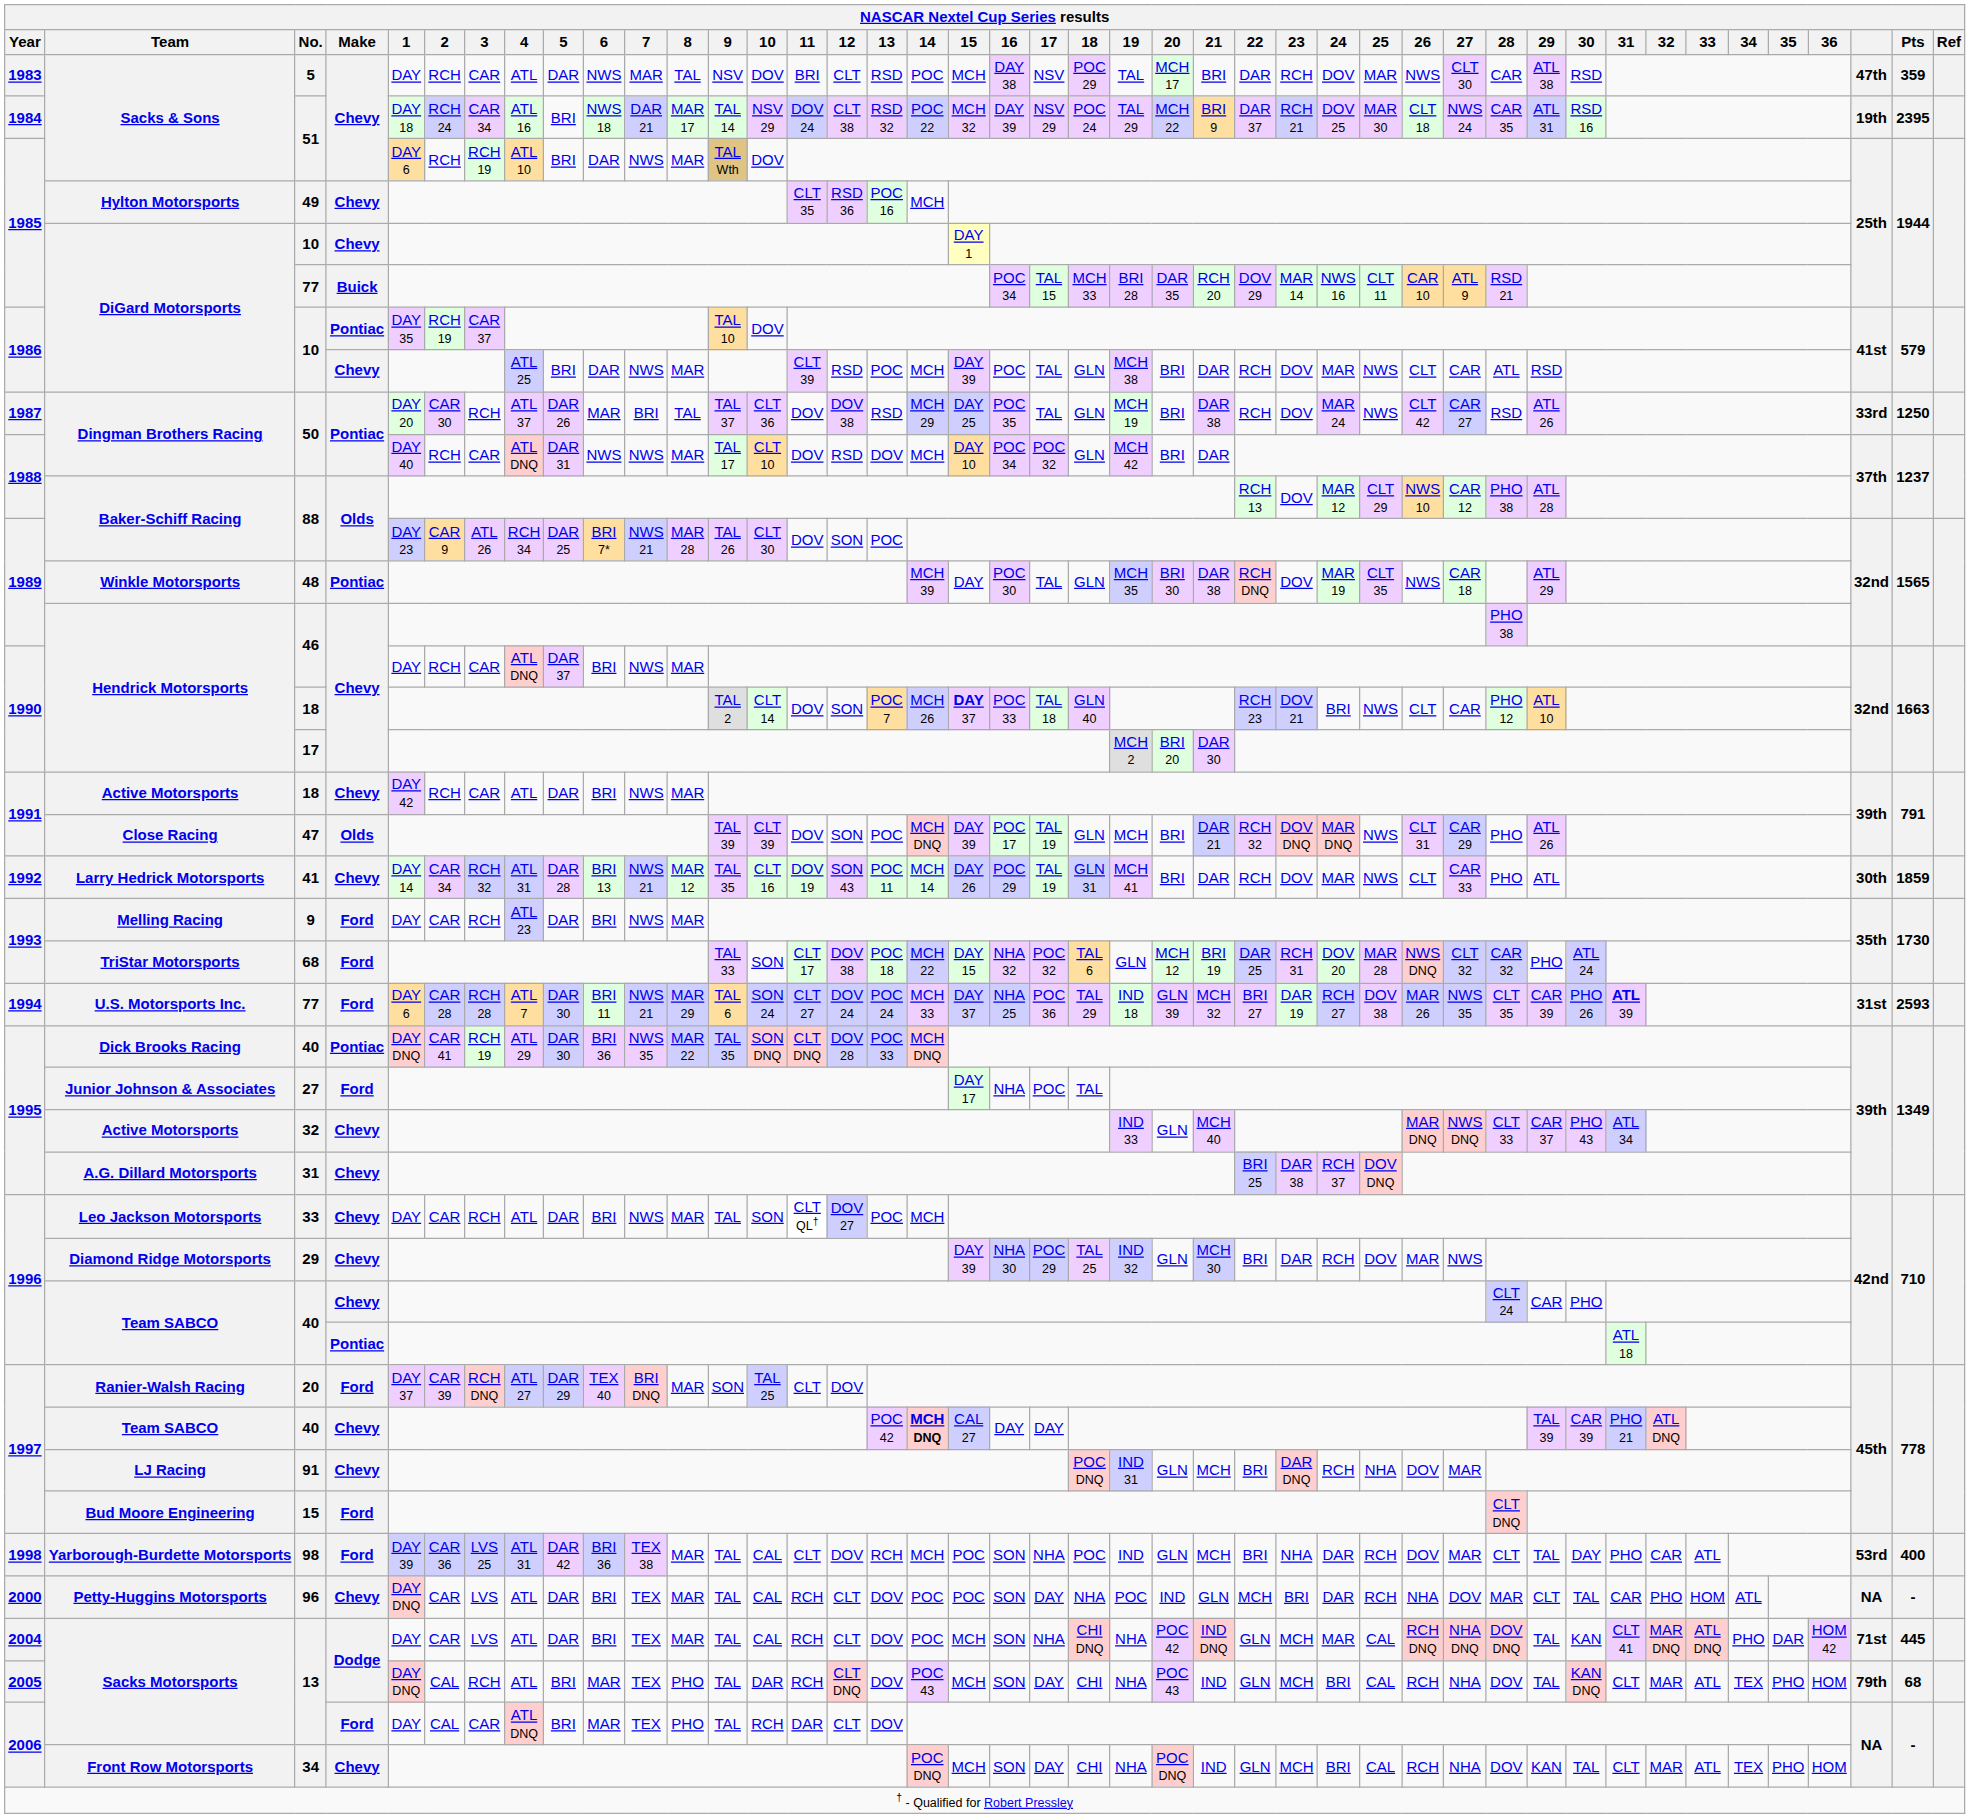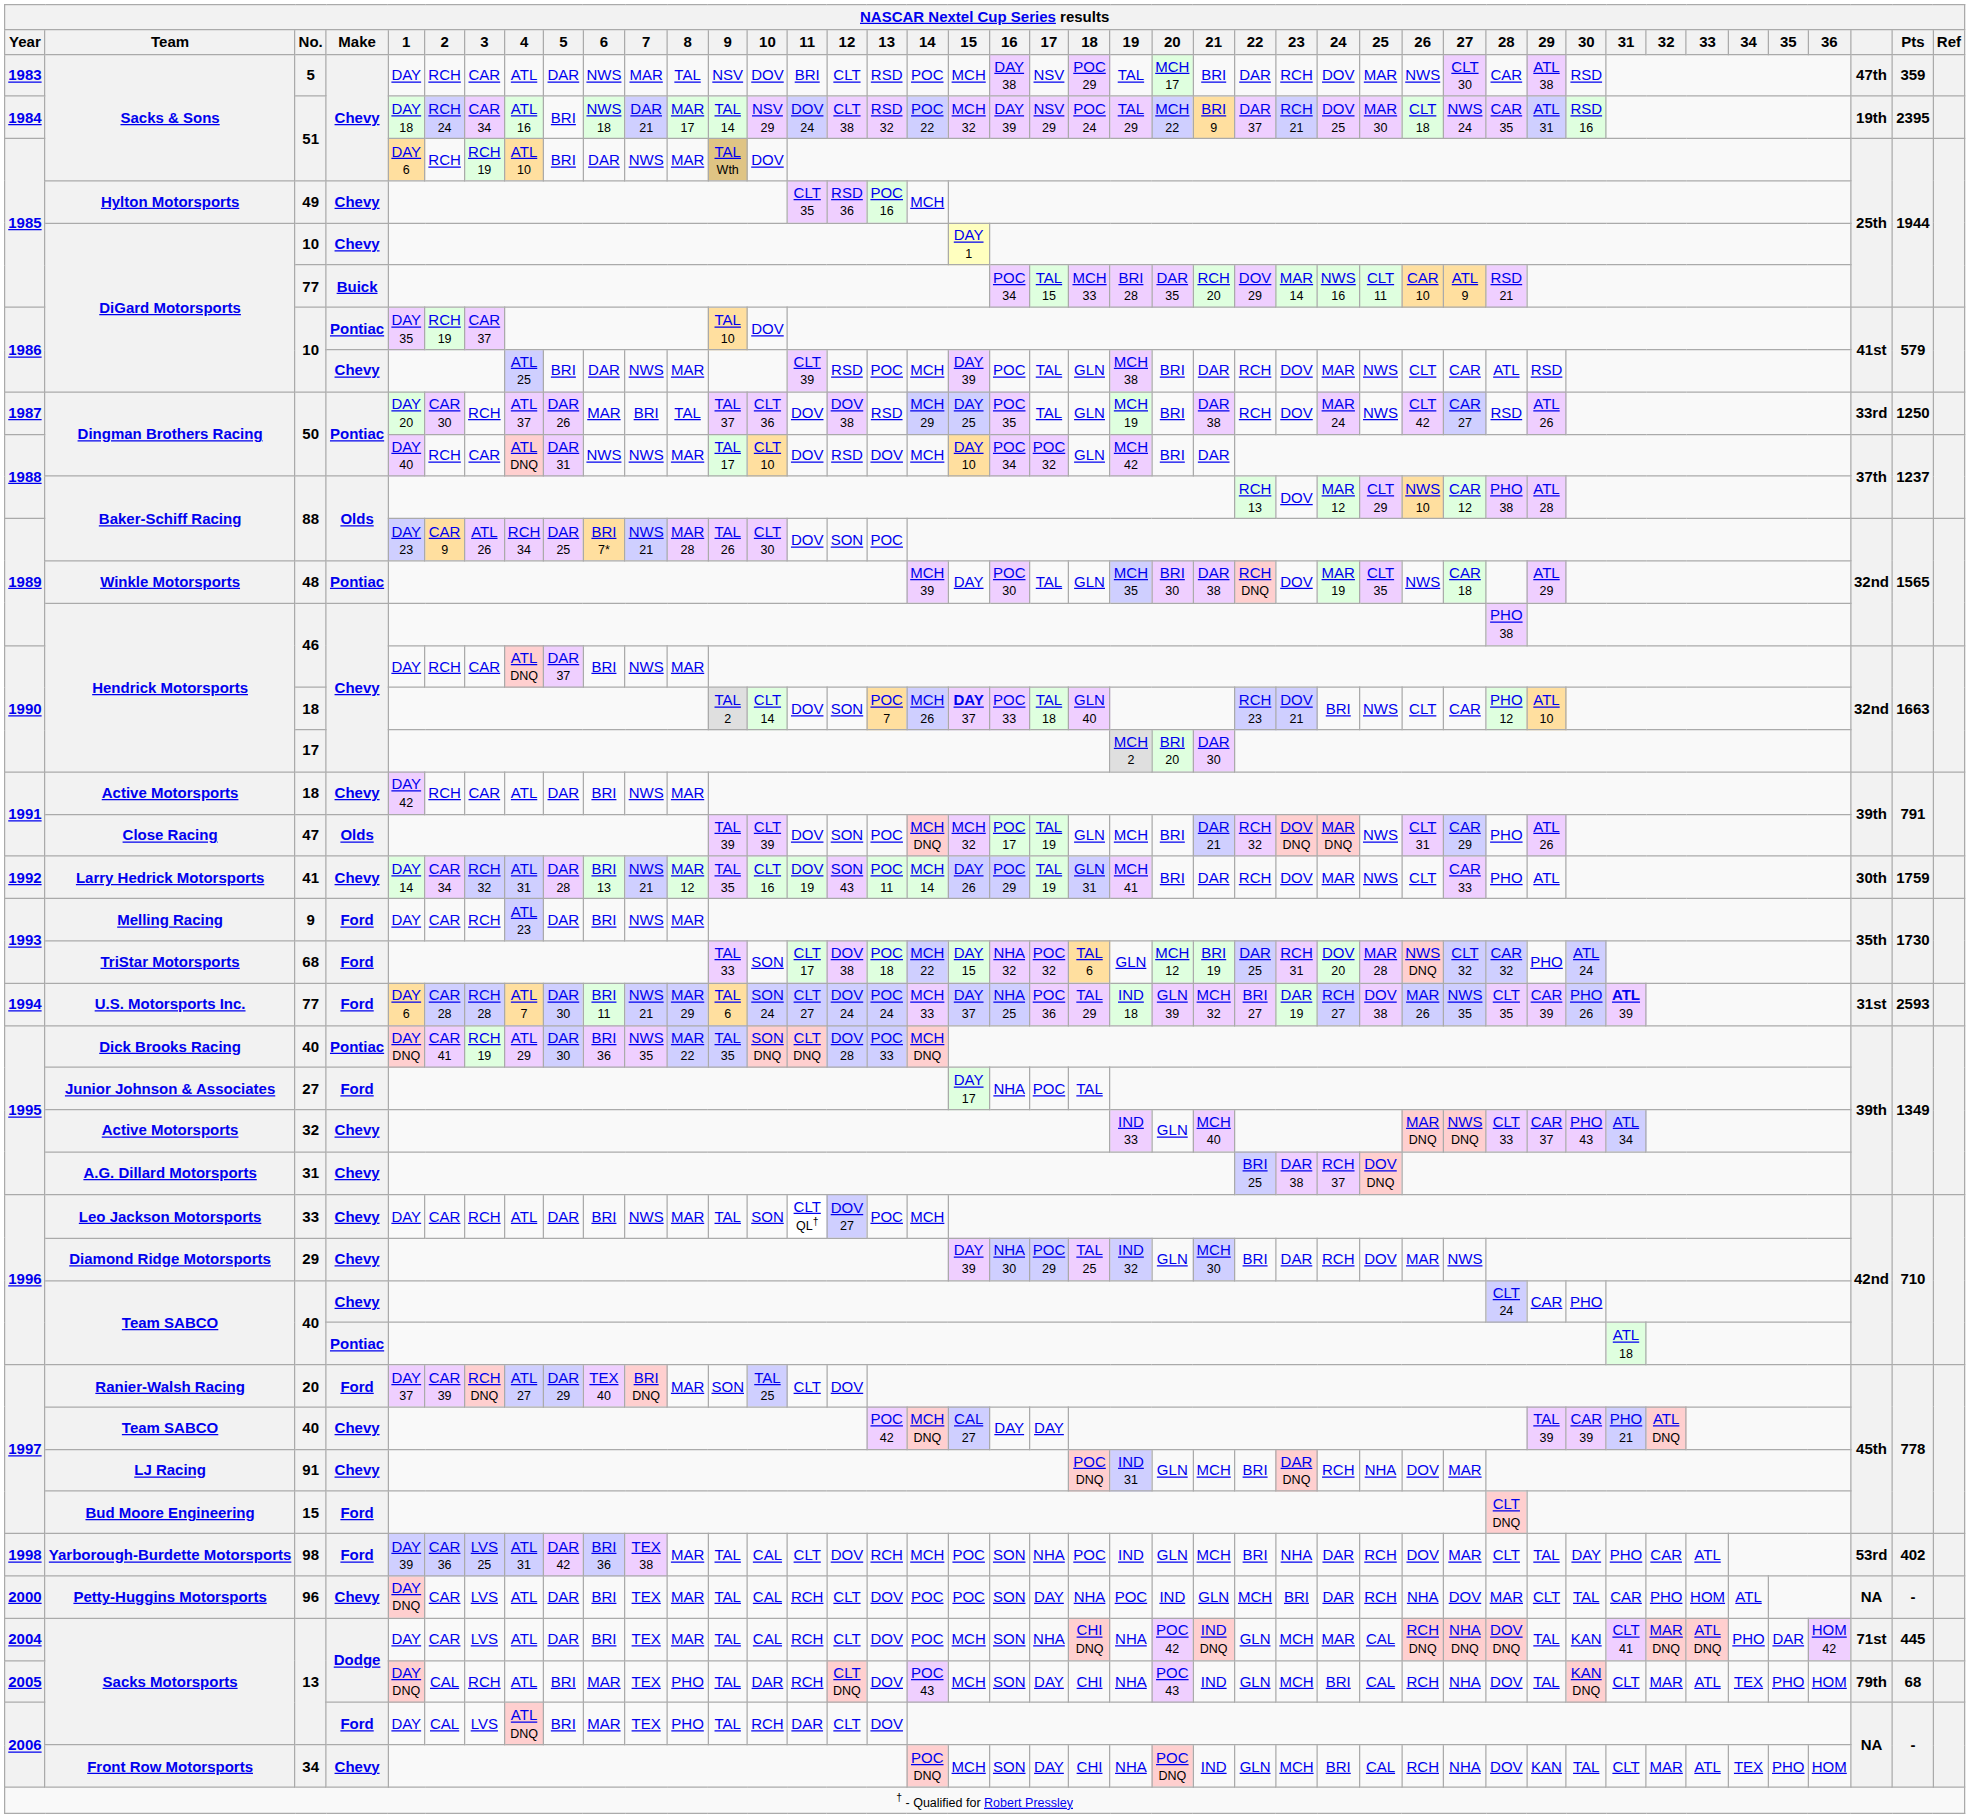(969, 835) DAY 39 -> (969, 835) MCH 32
(1913, 877) 1859 -> (1913, 877) 1759
(927, 1428) bold -> (927, 1427) normal
(1913, 1555) 400 -> (1913, 1555) 402
(484, 1724) CAR -> (484, 1724) LVS
